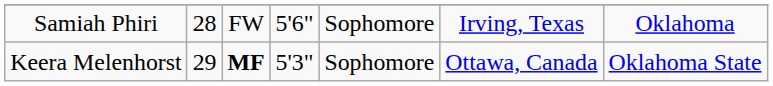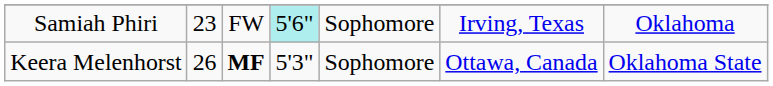(205, 23) 28 -> (205, 23) 23
(294, 23) no background -> (294, 23) paleturquoise background
(205, 61) 29 -> (205, 61) 26
